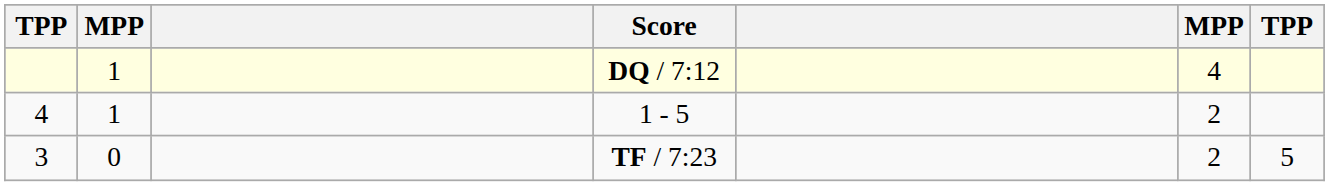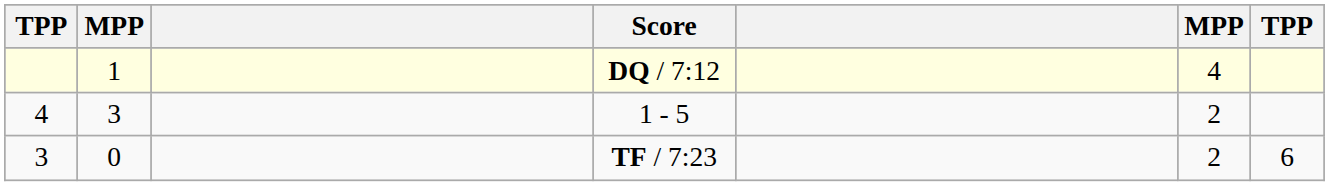(114, 113) 1 -> (114, 113) 3
(1287, 157) 5 -> (1287, 157) 6
